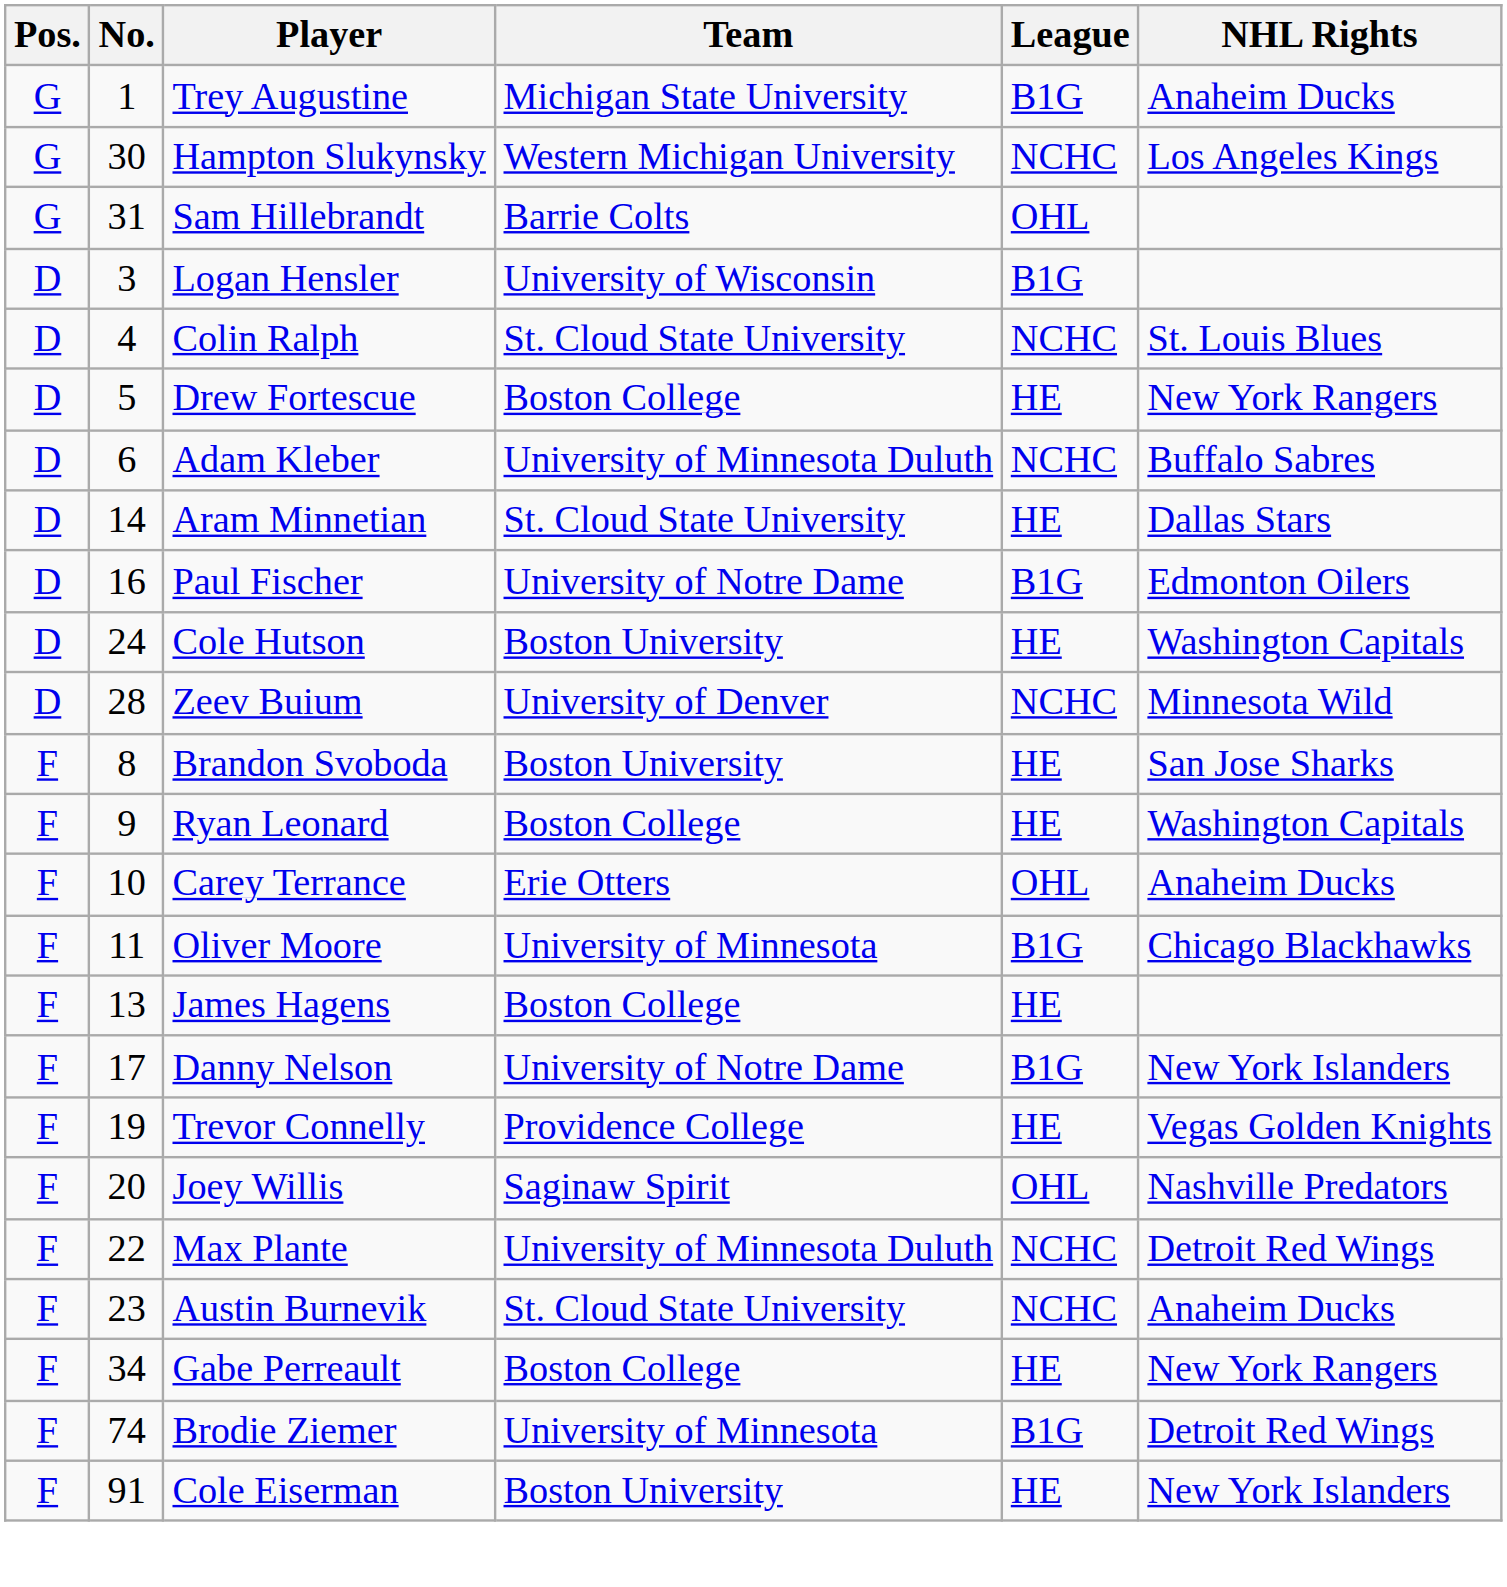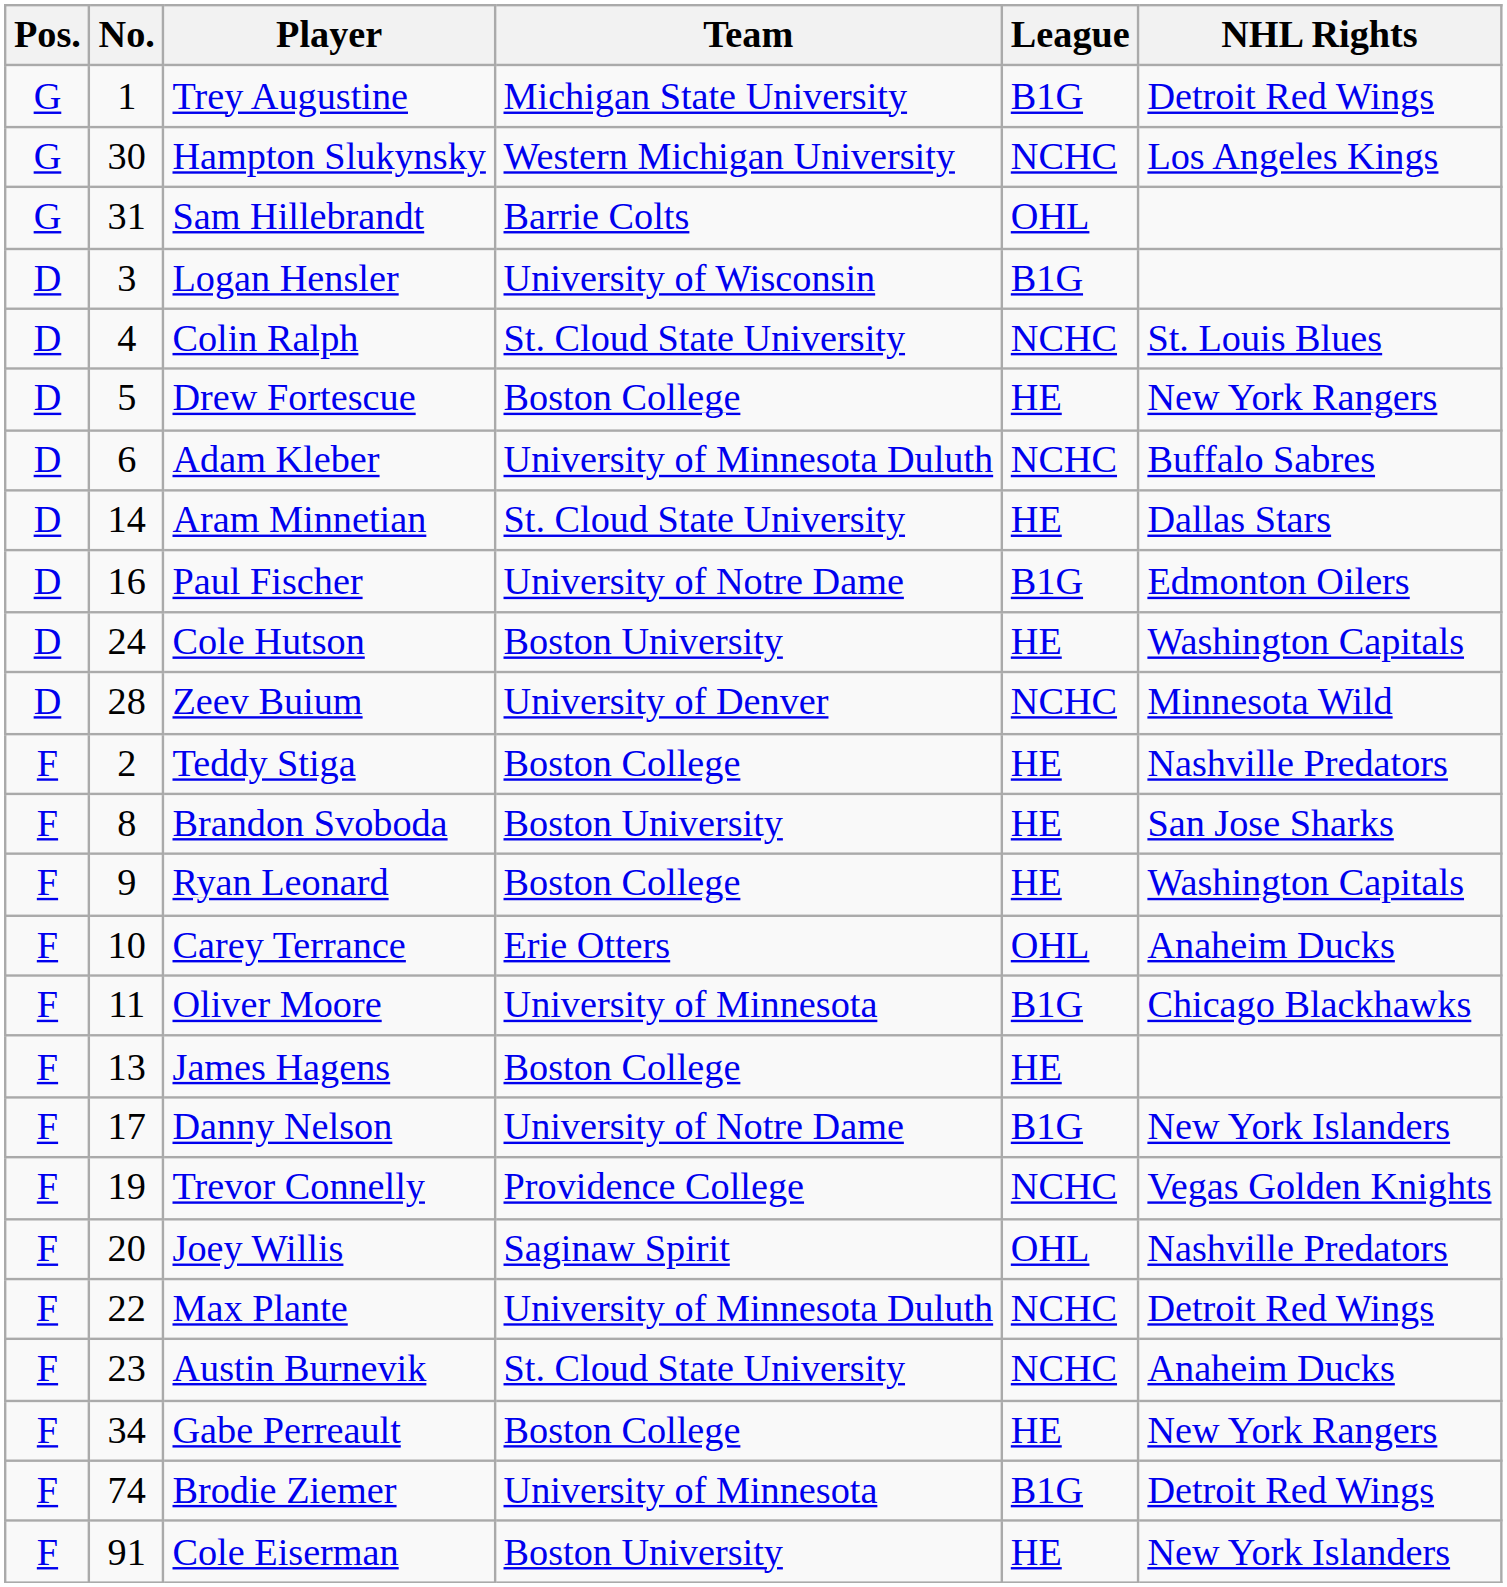(1271, 95) Anaheim Ducks -> (1291, 95) Detroit Red Wings
+ row: (264, 762)
(1036, 1126) HE -> (1064, 1187) NCHC
